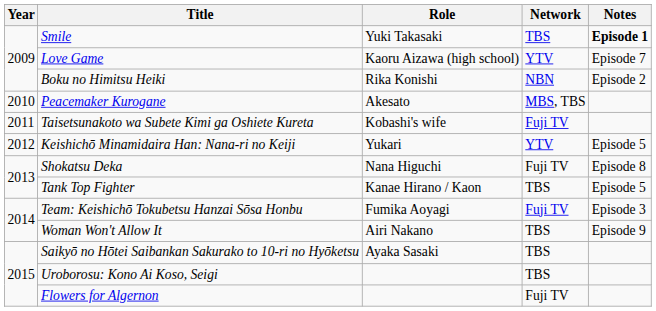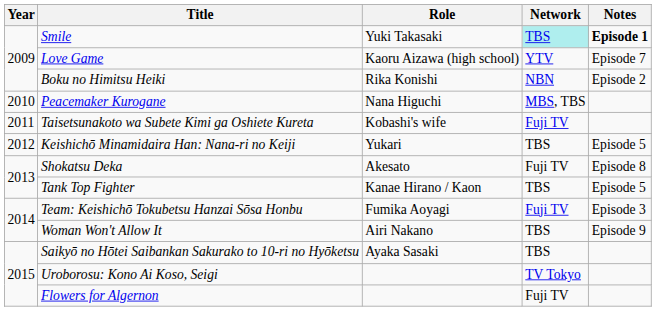(538, 36) no background -> (538, 36) paleturquoise background
(388, 101) Akesato -> (403, 101) Nana Higuchi
(539, 144) YTV -> (538, 144) TBS
(403, 166) Nana Higuchi -> (388, 166) Akesato
(538, 274) TBS -> (553, 274) TV Tokyo
